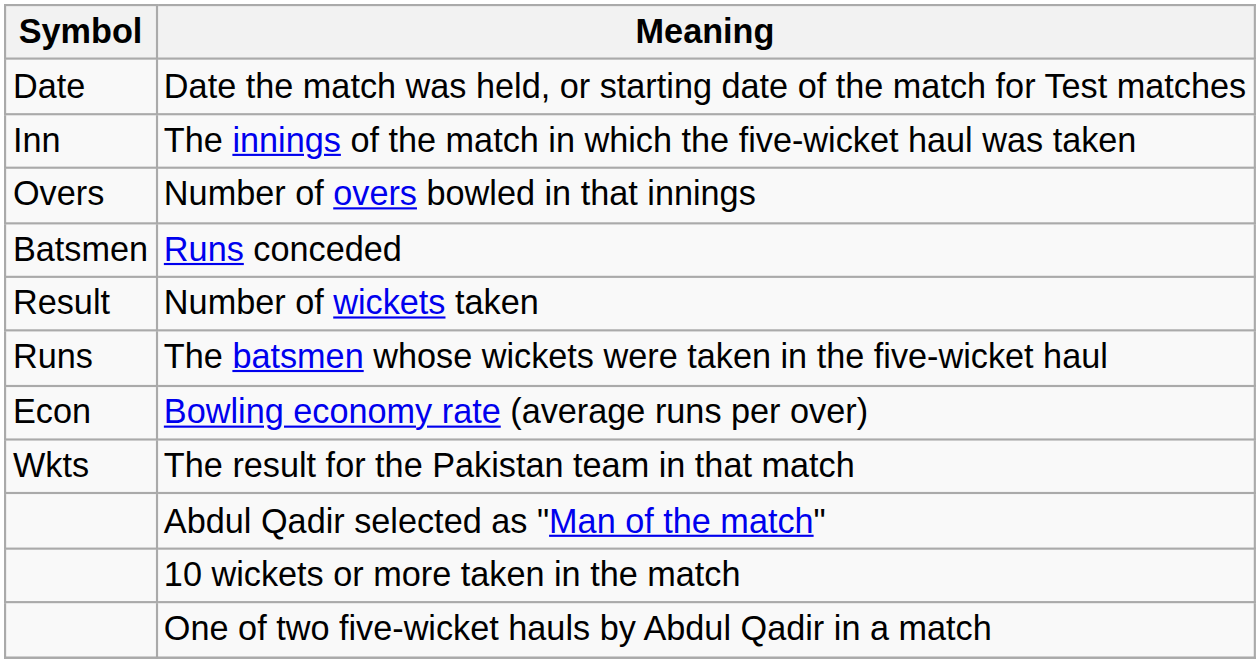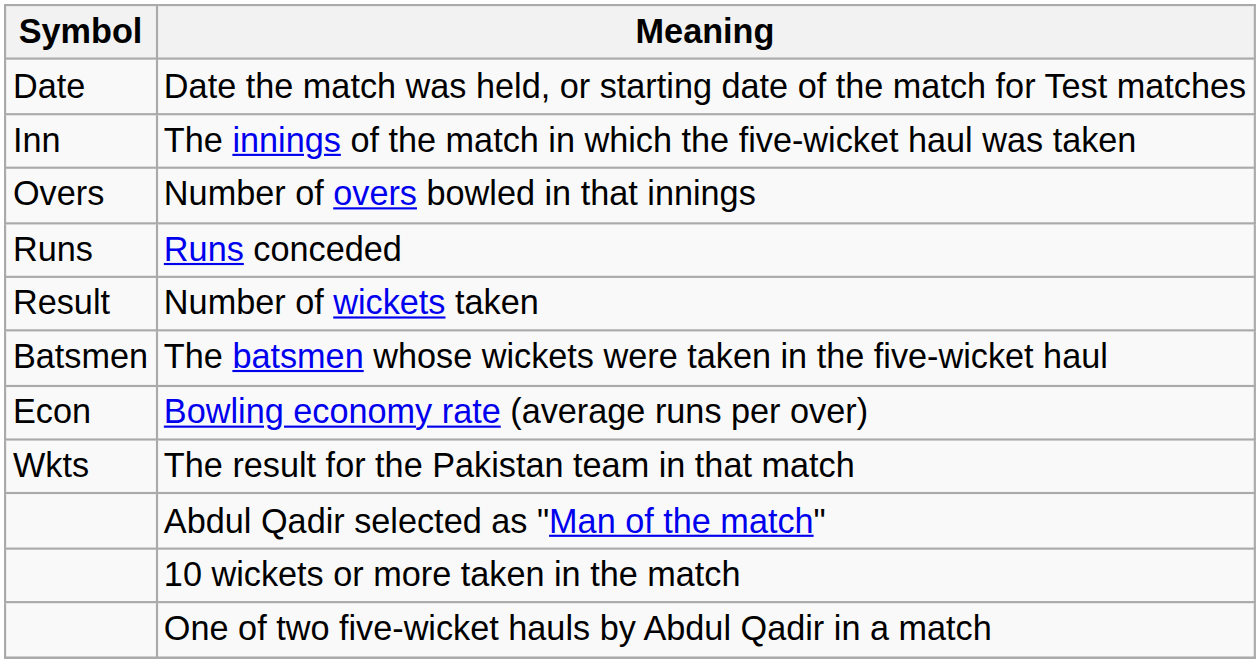(81, 248) Batsmen -> (53, 248) Runs
(53, 357) Runs -> (81, 357) Batsmen
